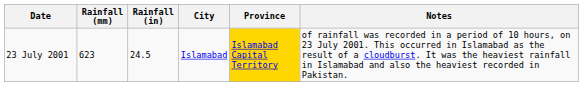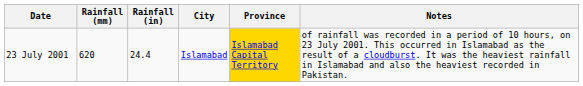(87, 55) 623 -> (87, 55) 620
(140, 55) 24.5 -> (140, 55) 24.4
